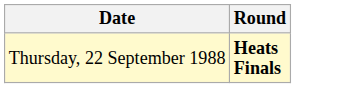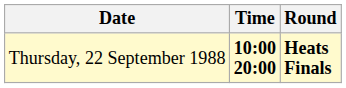+ column: (255, 18)
